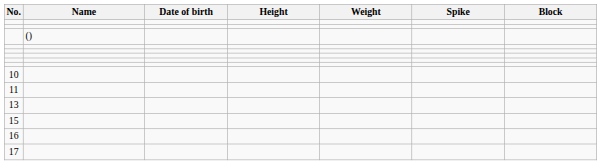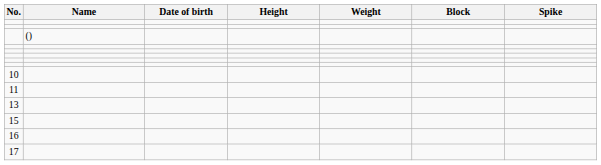columns swapped: (458, 12) <-> (551, 12)
